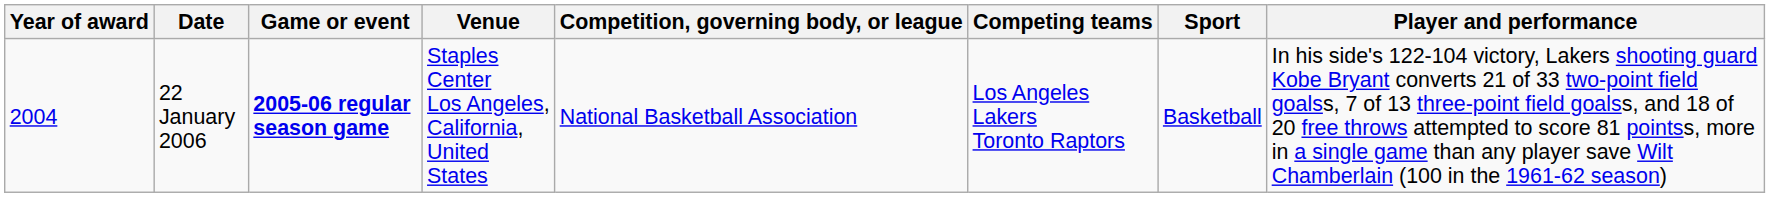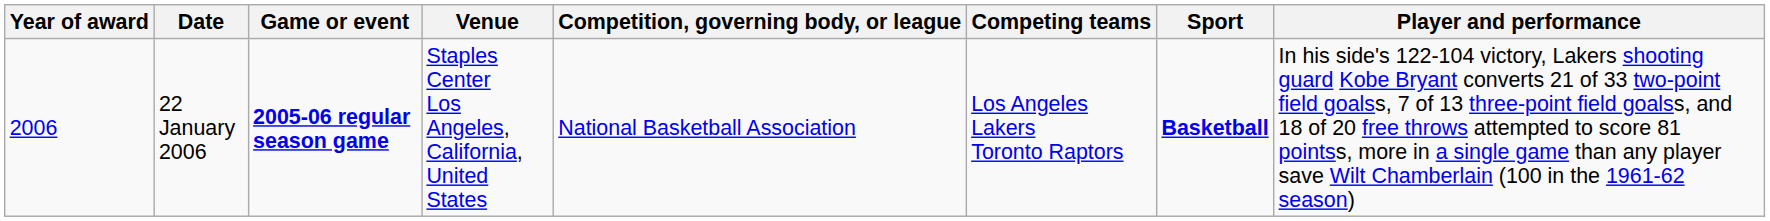(34, 116) 2004 -> (34, 128) 2006
(1212, 116) normal -> (1215, 128) bold
